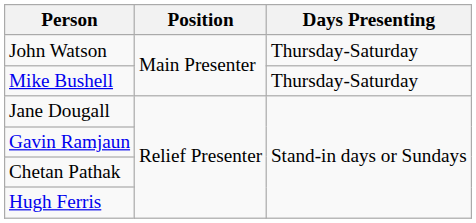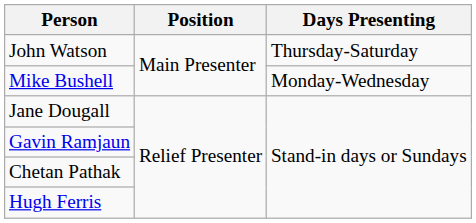(345, 80) Thursday-Saturday -> (350, 80) Monday-Wednesday
